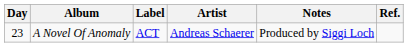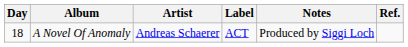columns swapped: (212, 13) <-> (150, 13)
(17, 32) 23 -> (17, 32) 18
